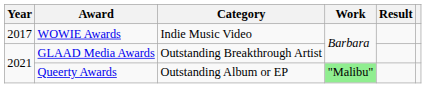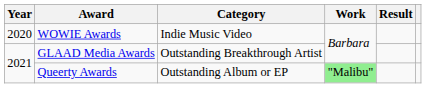(20, 33) 2017 -> (20, 33) 2020
